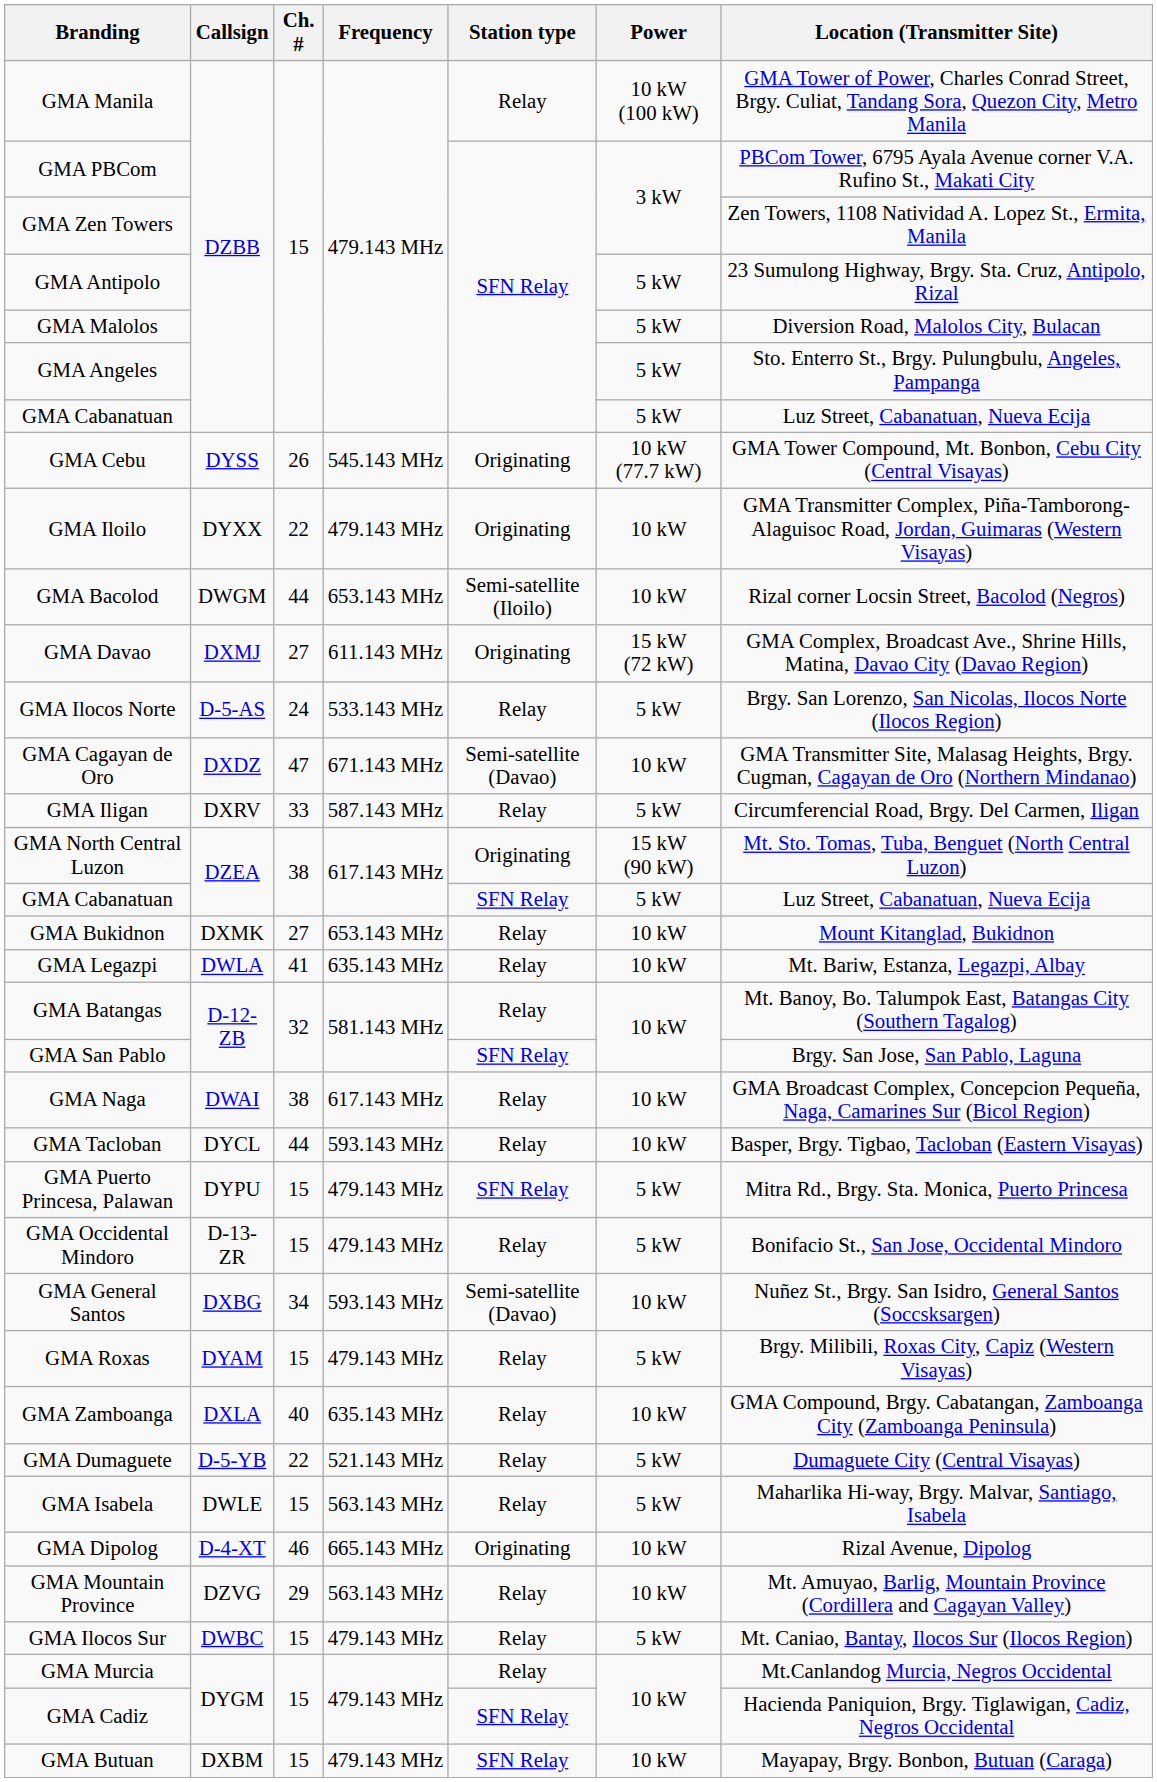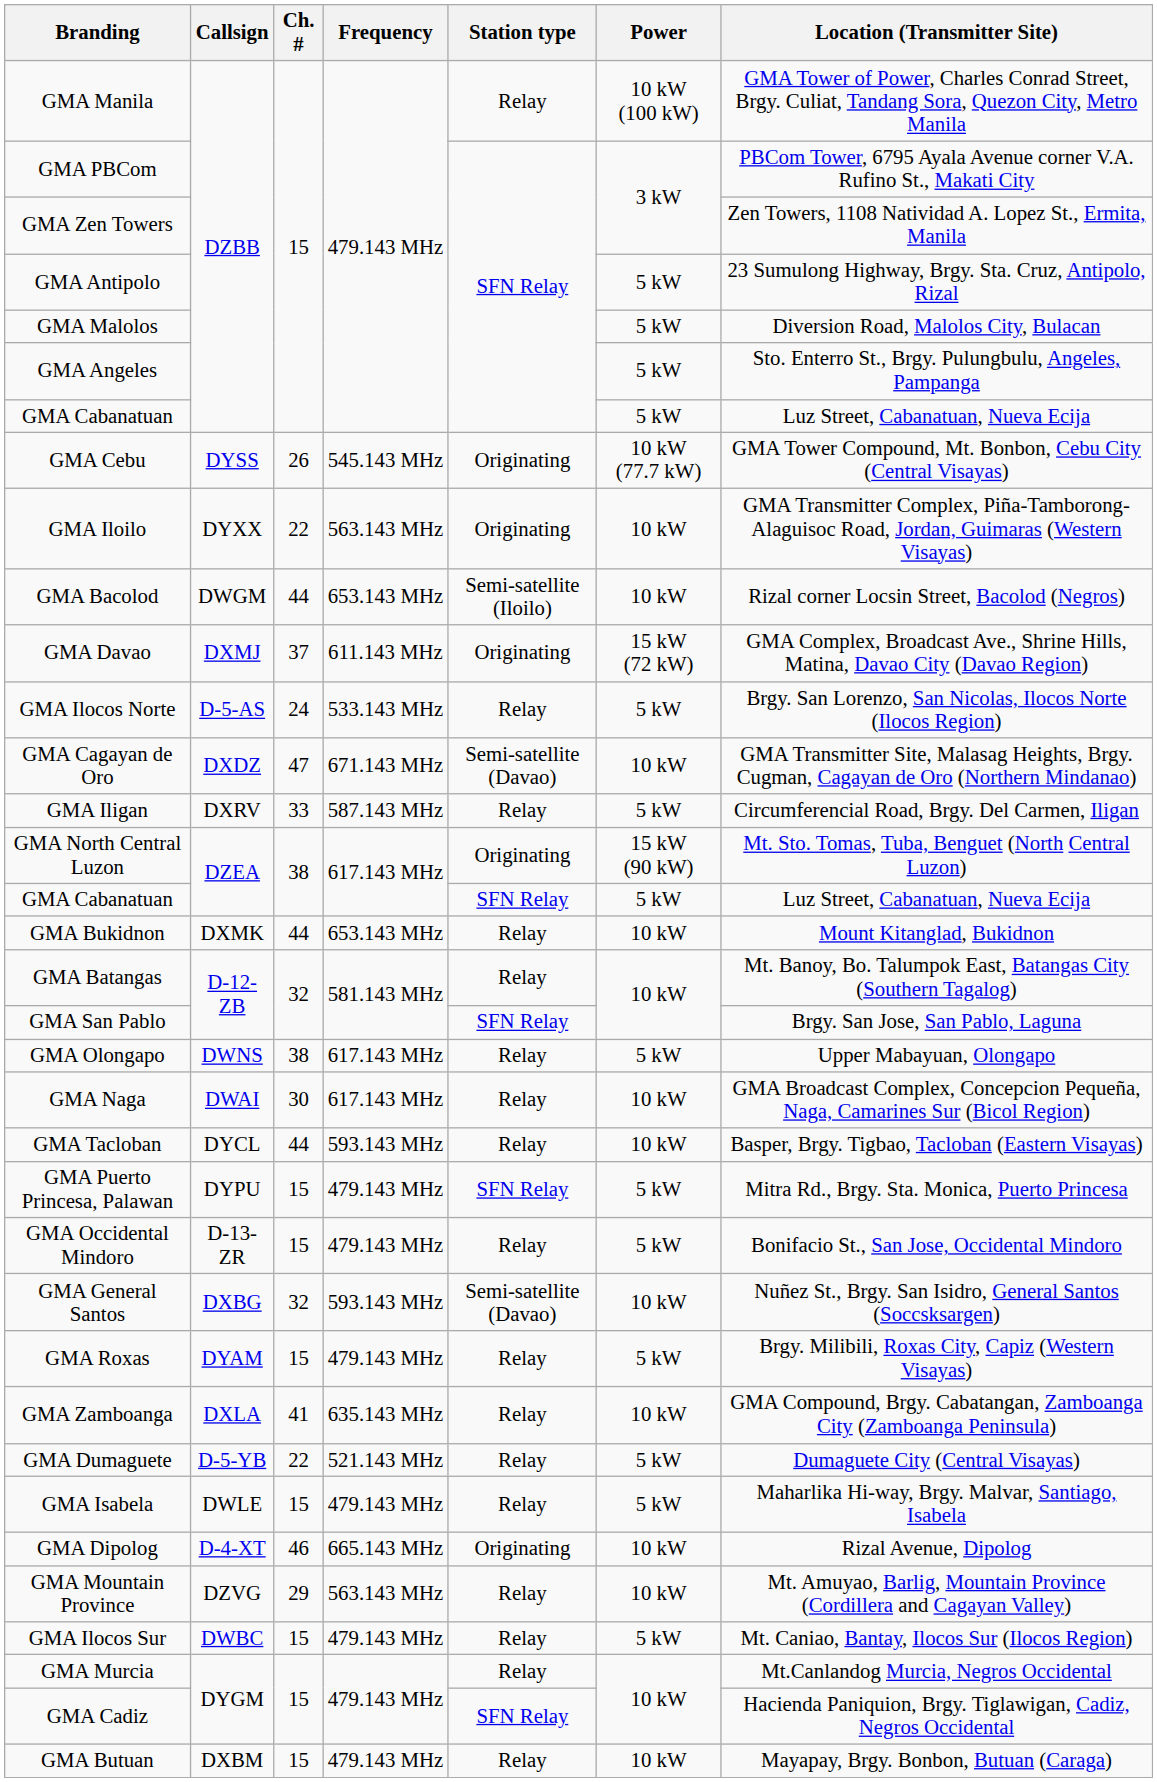(385, 528) 479.143 MHz -> (385, 528) 563.143 MHz
(299, 652) 27 -> (299, 652) 37
(299, 932) 27 -> (299, 932) 44
- row: (97, 965)
+ row: (97, 1055)
(299, 1099) 38 -> (299, 1099) 30
(299, 1301) 34 -> (299, 1301) 32
(299, 1414) 40 -> (299, 1414) 41
(385, 1504) 563.143 MHz -> (385, 1504) 479.143 MHz
(522, 1760) SFN Relay -> (522, 1760) Relay
